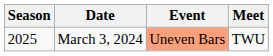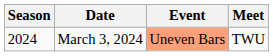(22, 39) 2025 -> (22, 39) 2024
